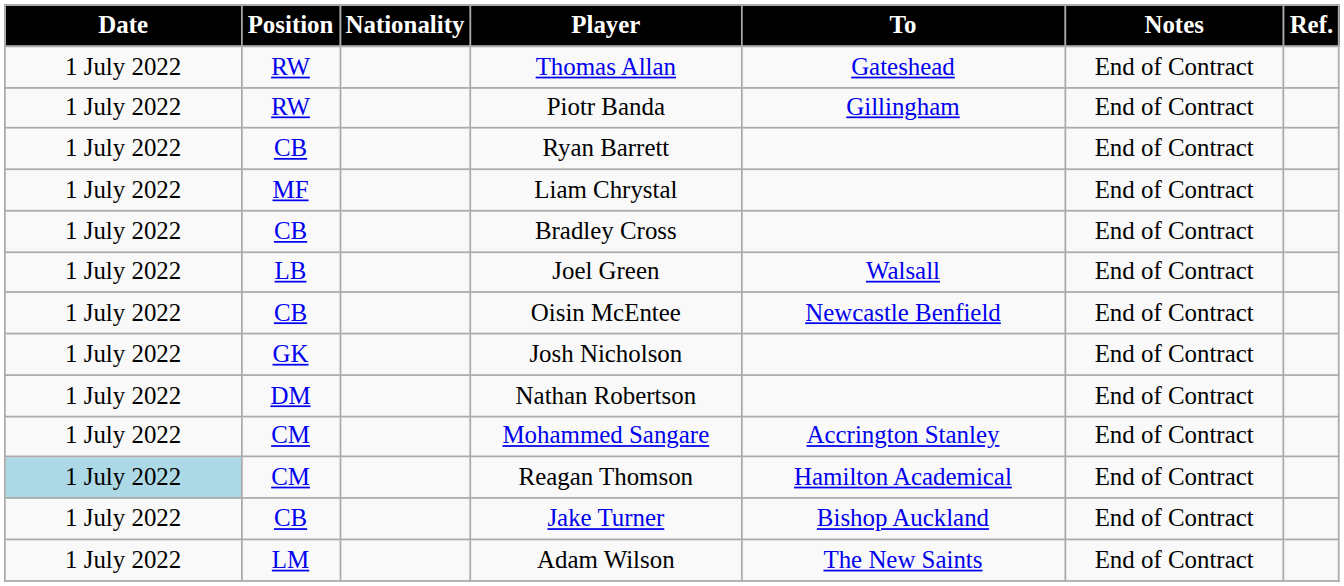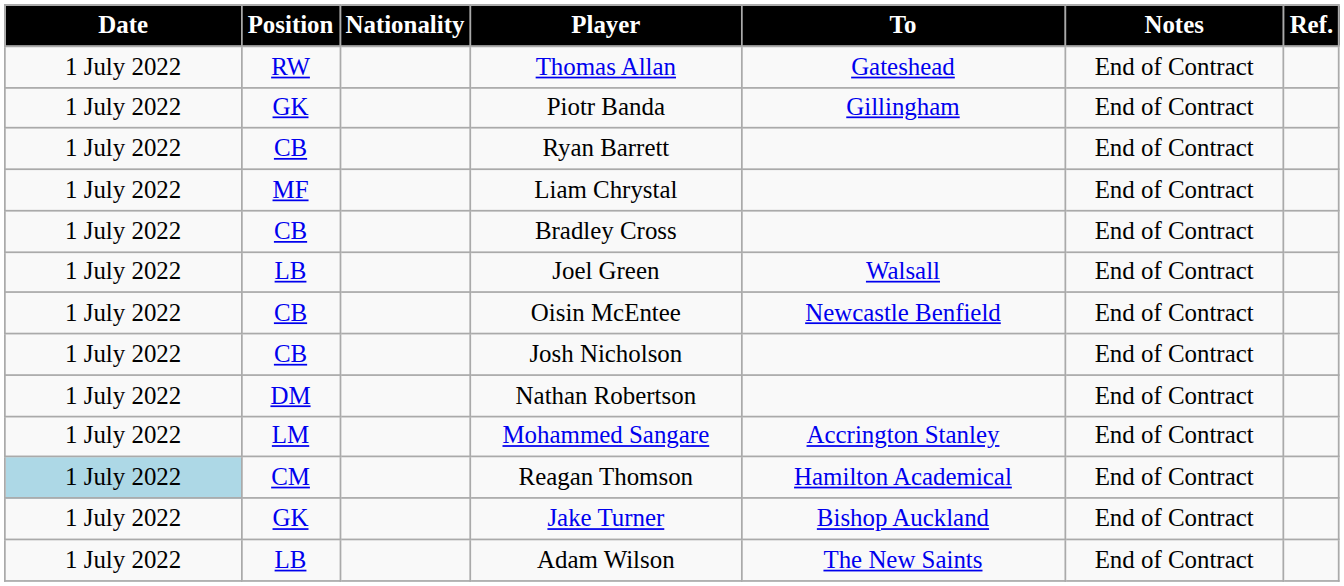(291, 107) RW -> (291, 107) GK
(291, 354) GK -> (291, 354) CB
(291, 436) CM -> (291, 436) LM
(291, 518) CB -> (291, 518) GK
(291, 559) LM -> (291, 559) LB
